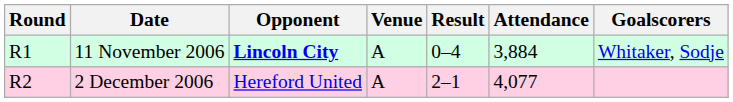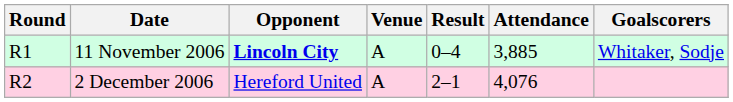(515, 50) 3,884 -> (515, 50) 3,885
(515, 81) 4,077 -> (515, 81) 4,076
